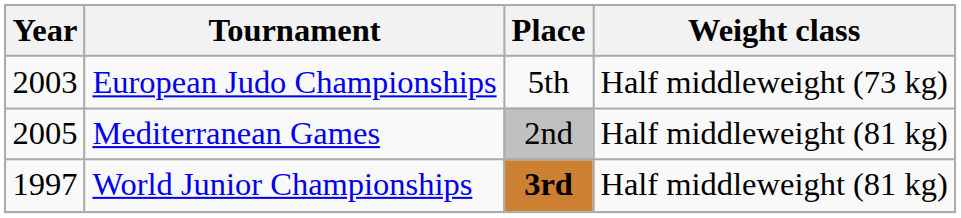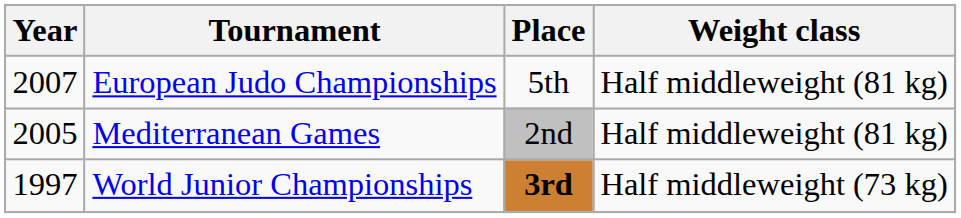(45, 81) 2003 -> (45, 81) 2007
(774, 81) Half middleweight (73 kg) -> (774, 81) Half middleweight (81 kg)
(774, 184) Half middleweight (81 kg) -> (774, 184) Half middleweight (73 kg)
